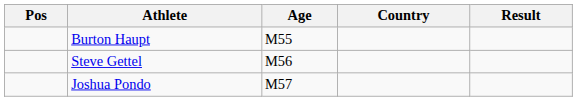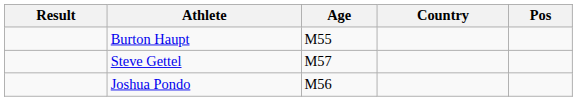columns swapped: (36, 15) <-> (521, 15)
(279, 61) M56 -> (318, 61) M57
(279, 84) M57 -> (318, 84) M56
